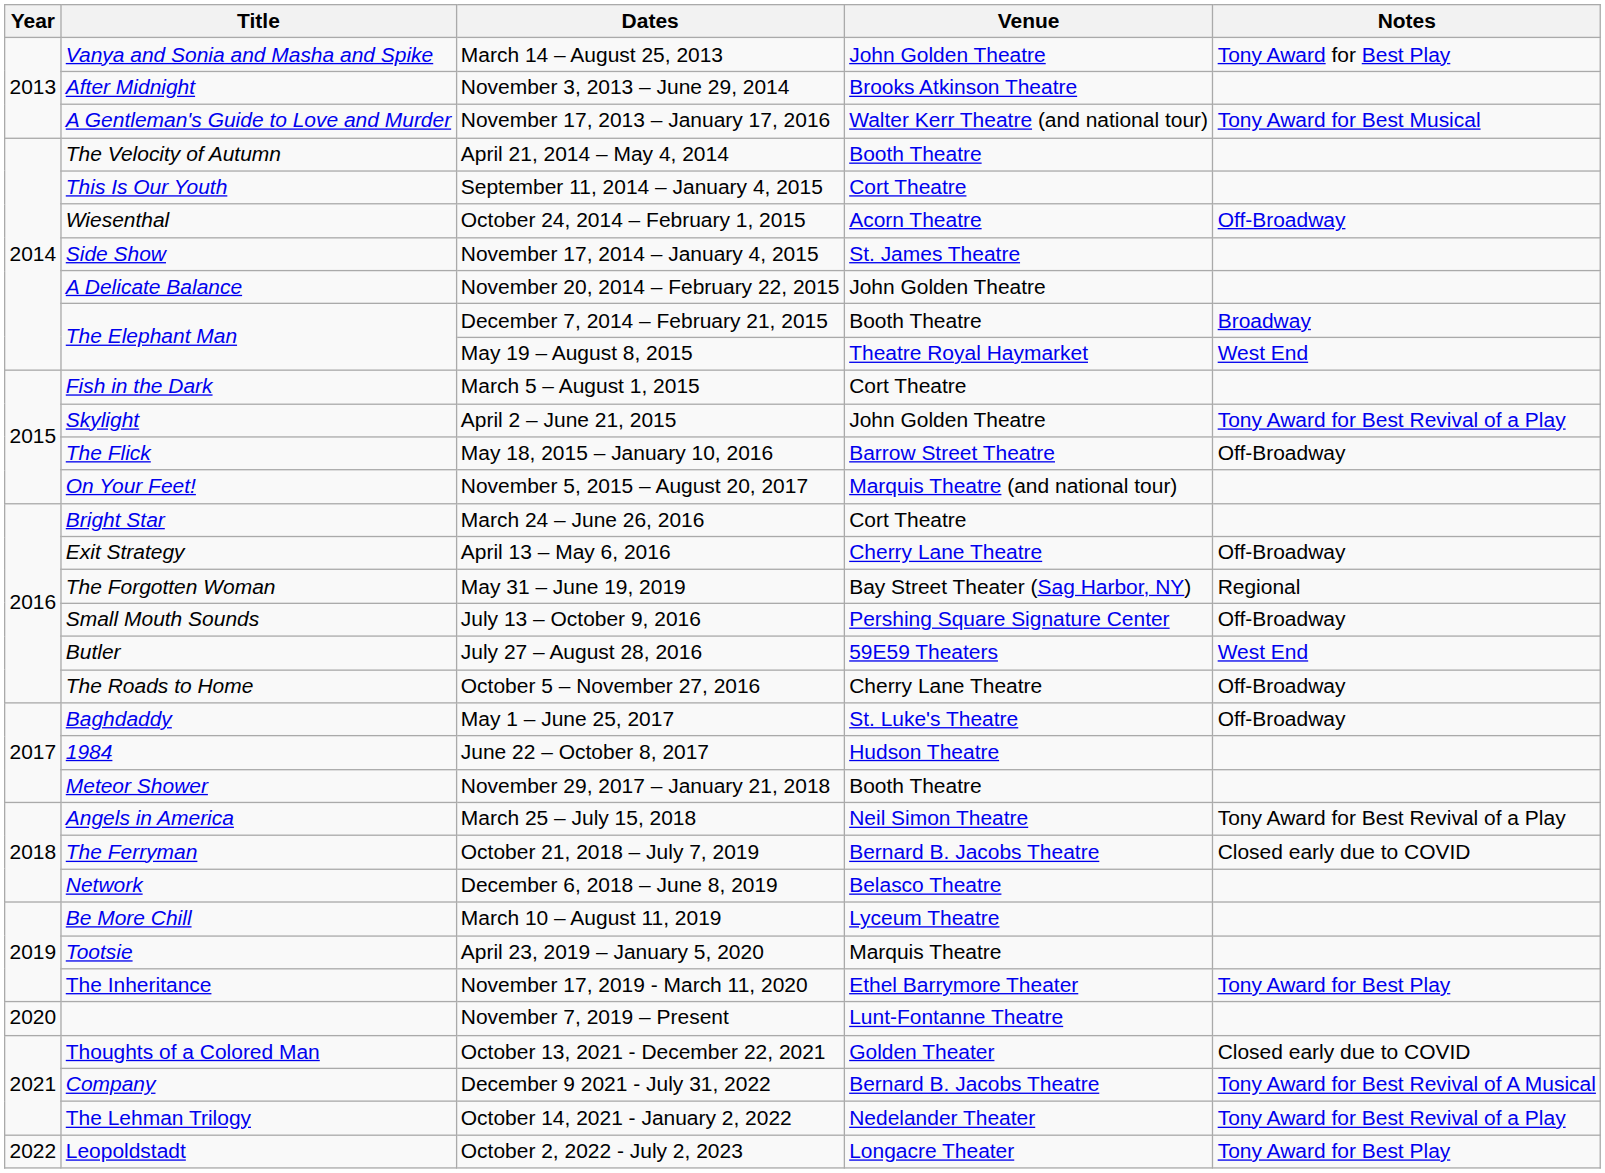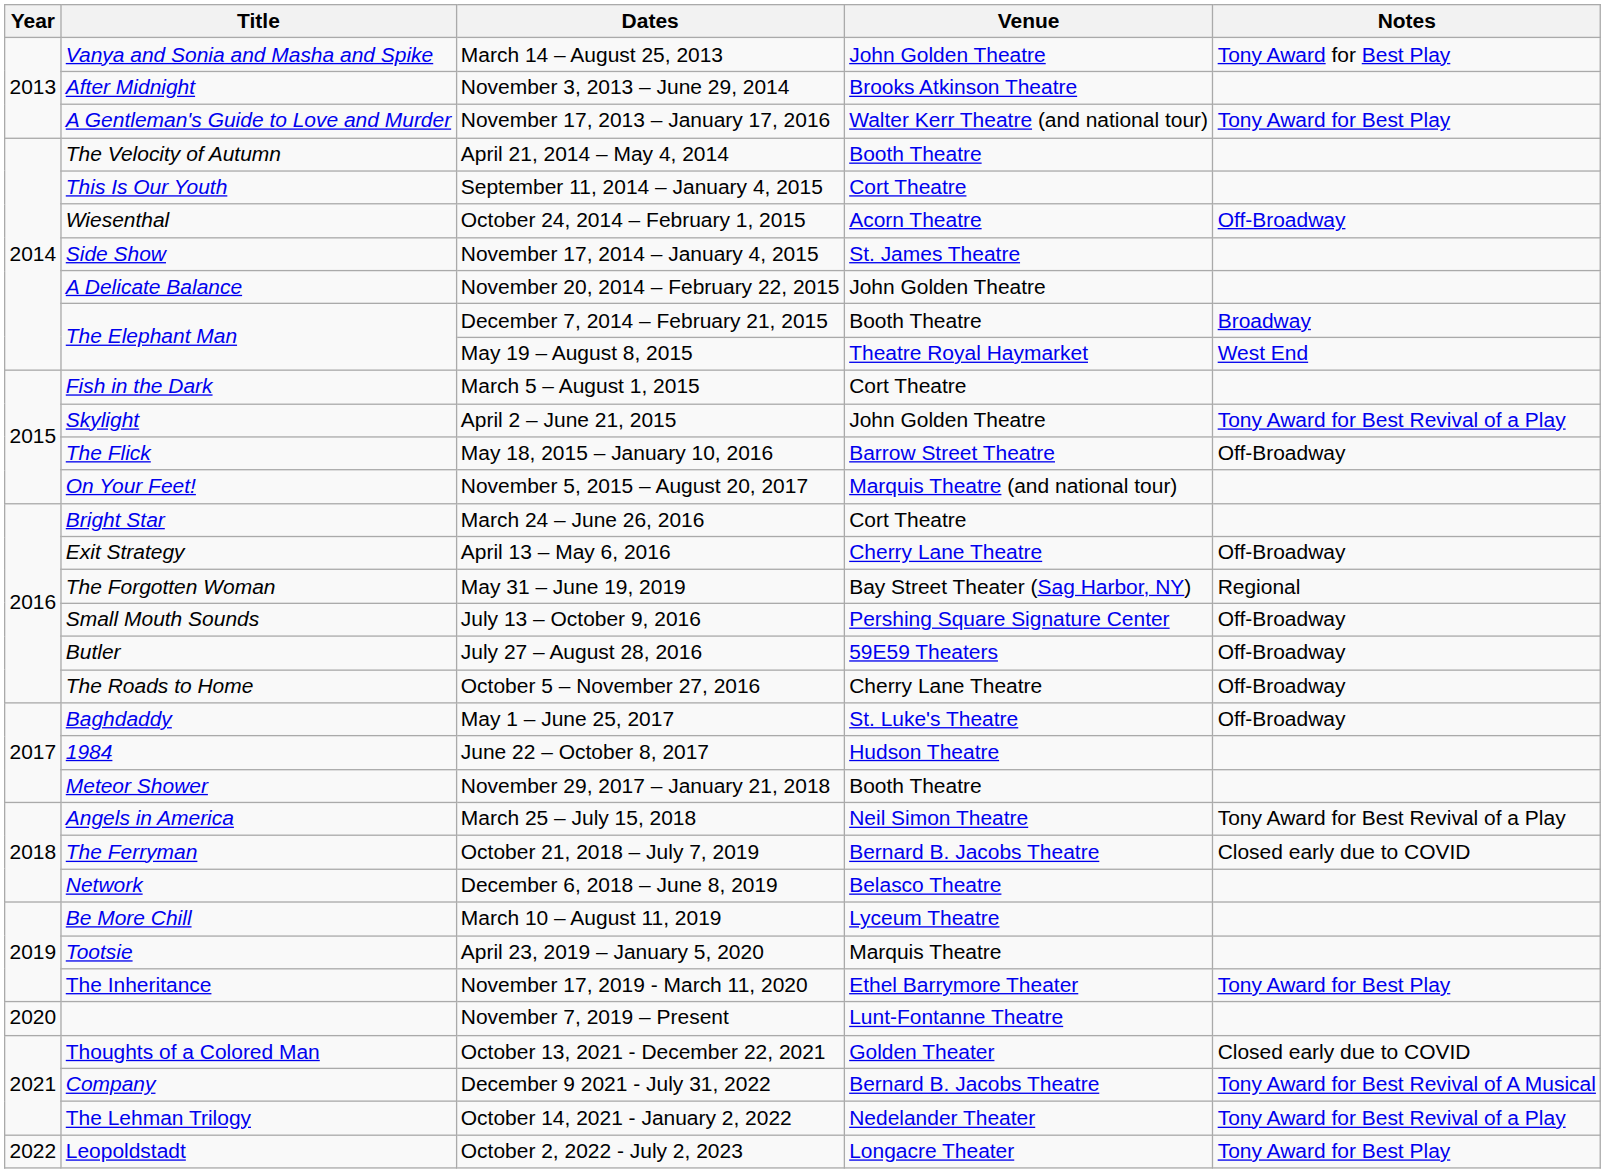(1349, 120) Tony Award for Best Musical -> (1334, 120) Tony Award for Best Play
(1263, 652) West End -> (1282, 652) Off-Broadway
